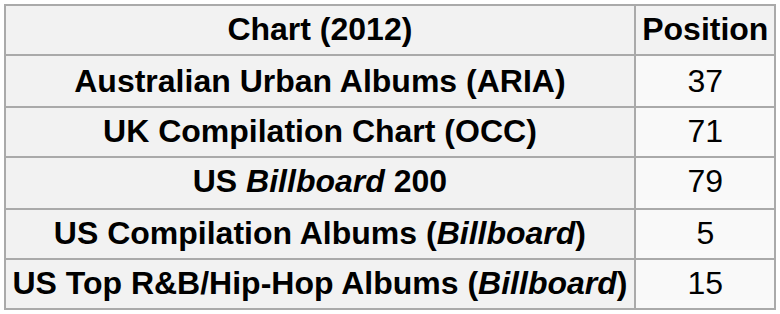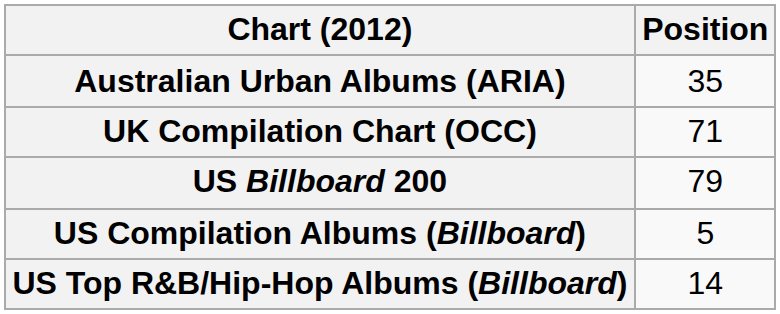(705, 80) 37 -> (705, 80) 35
(705, 283) 15 -> (705, 283) 14
